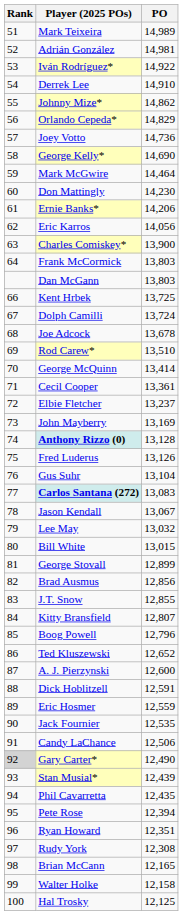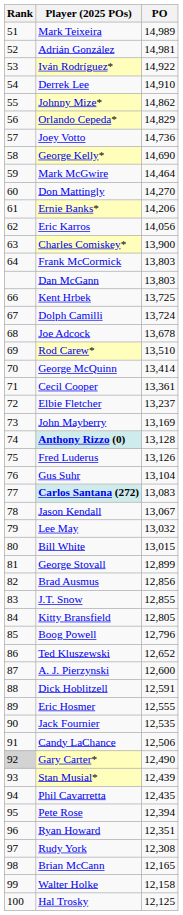(160, 191) 14,230 -> (160, 191) 14,270
(160, 617) 12,807 -> (160, 617) 12,805
(160, 706) 12,559 -> (160, 706) 12,555
